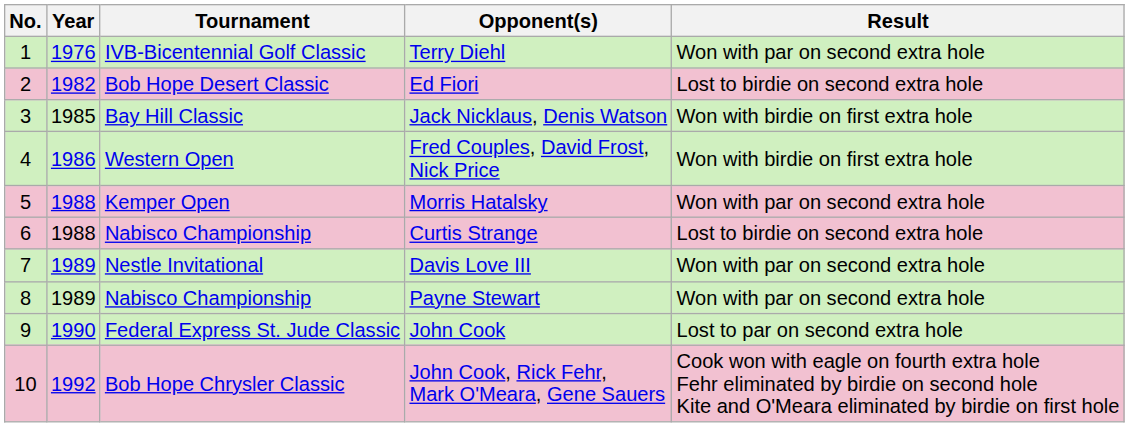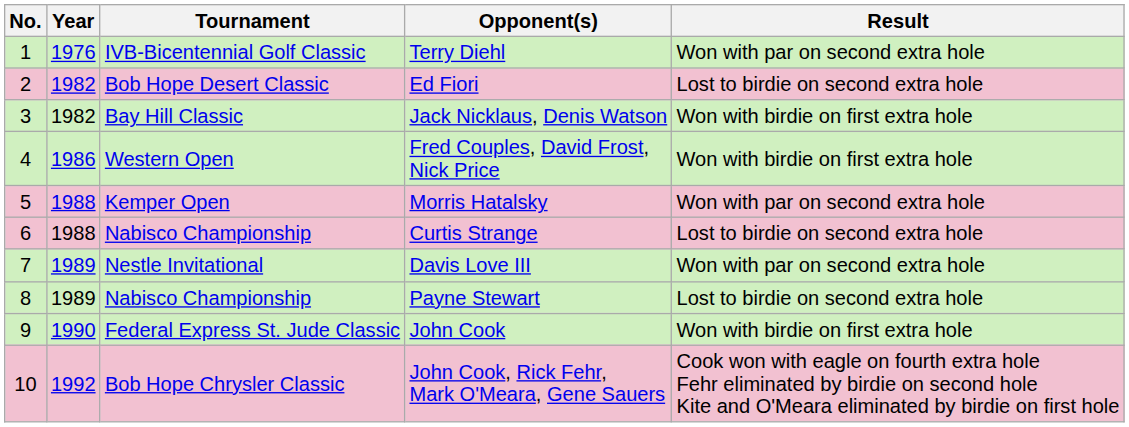(73, 116) 1985 -> (73, 116) 1982
(831, 297) Won with par on second extra hole -> (830, 297) Lost to birdie on second extra hole
(820, 329) Lost to par on second extra hole -> (825, 329) Won with birdie on first extra hole
